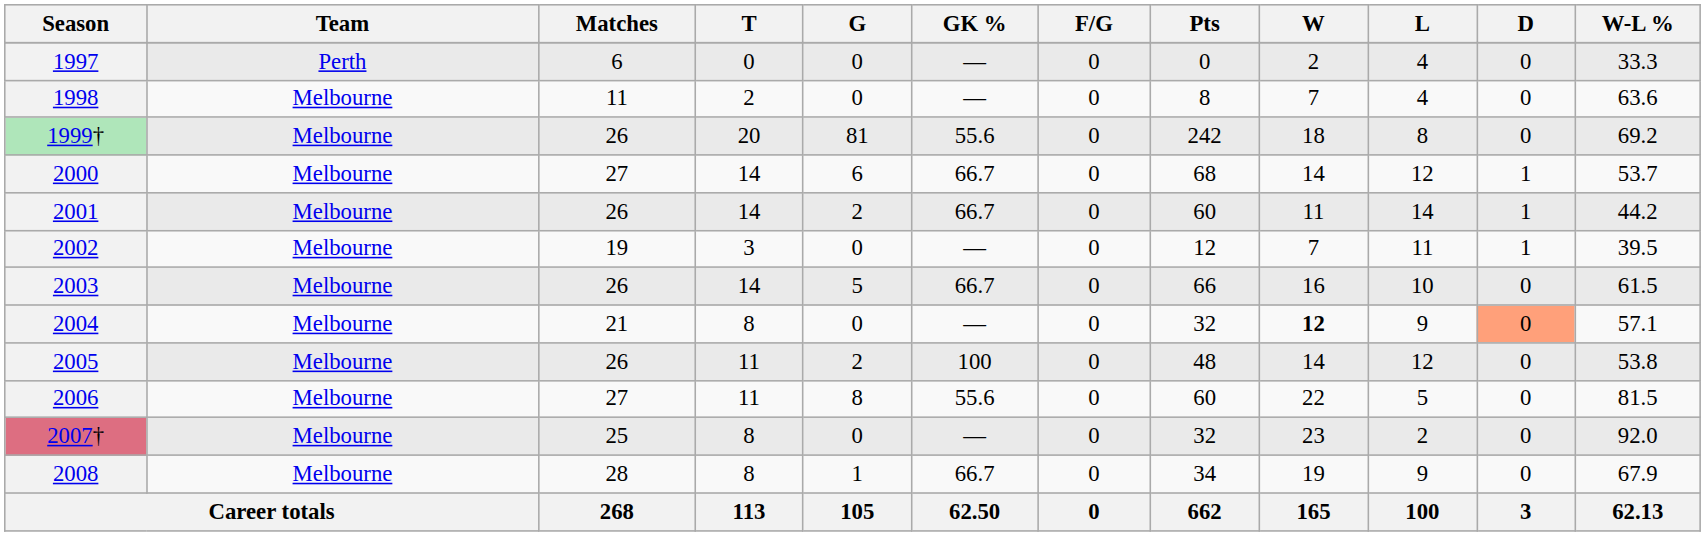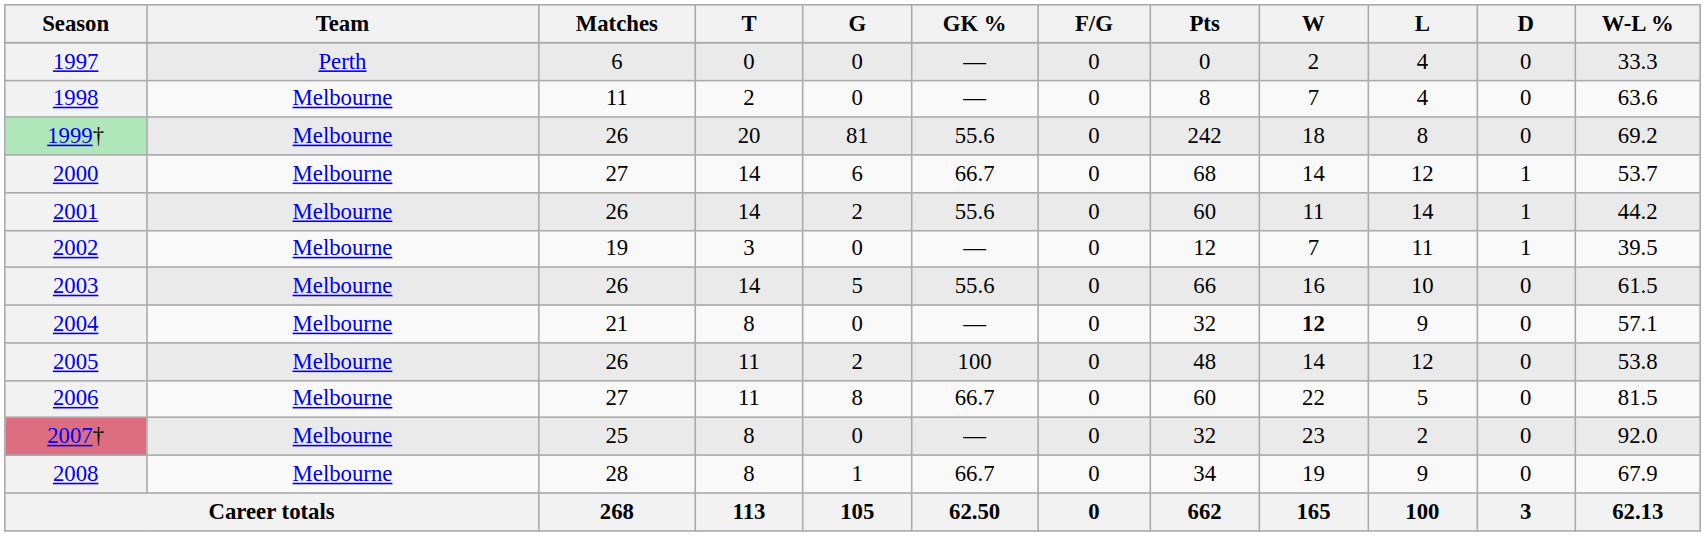(975, 211) 66.7 -> (975, 211) 55.6
(975, 286) 66.7 -> (975, 286) 55.6
(1526, 323) lightsalmon background -> (1526, 323) no background
(975, 398) 55.6 -> (975, 398) 66.7
